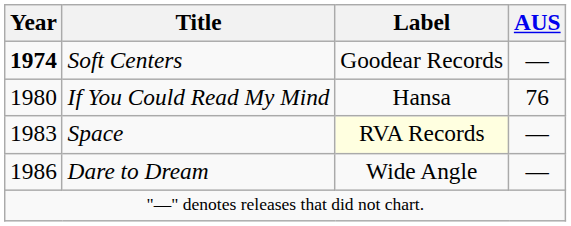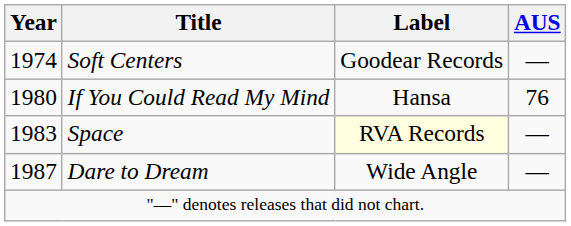(33, 60) bold -> (33, 60) normal
(33, 171) 1986 -> (33, 171) 1987
